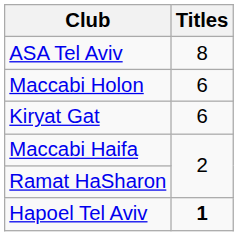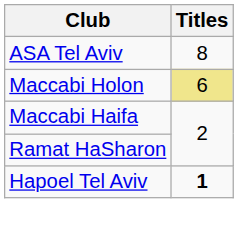(202, 85) no background -> (202, 85) khaki background
- row: (54, 117)
